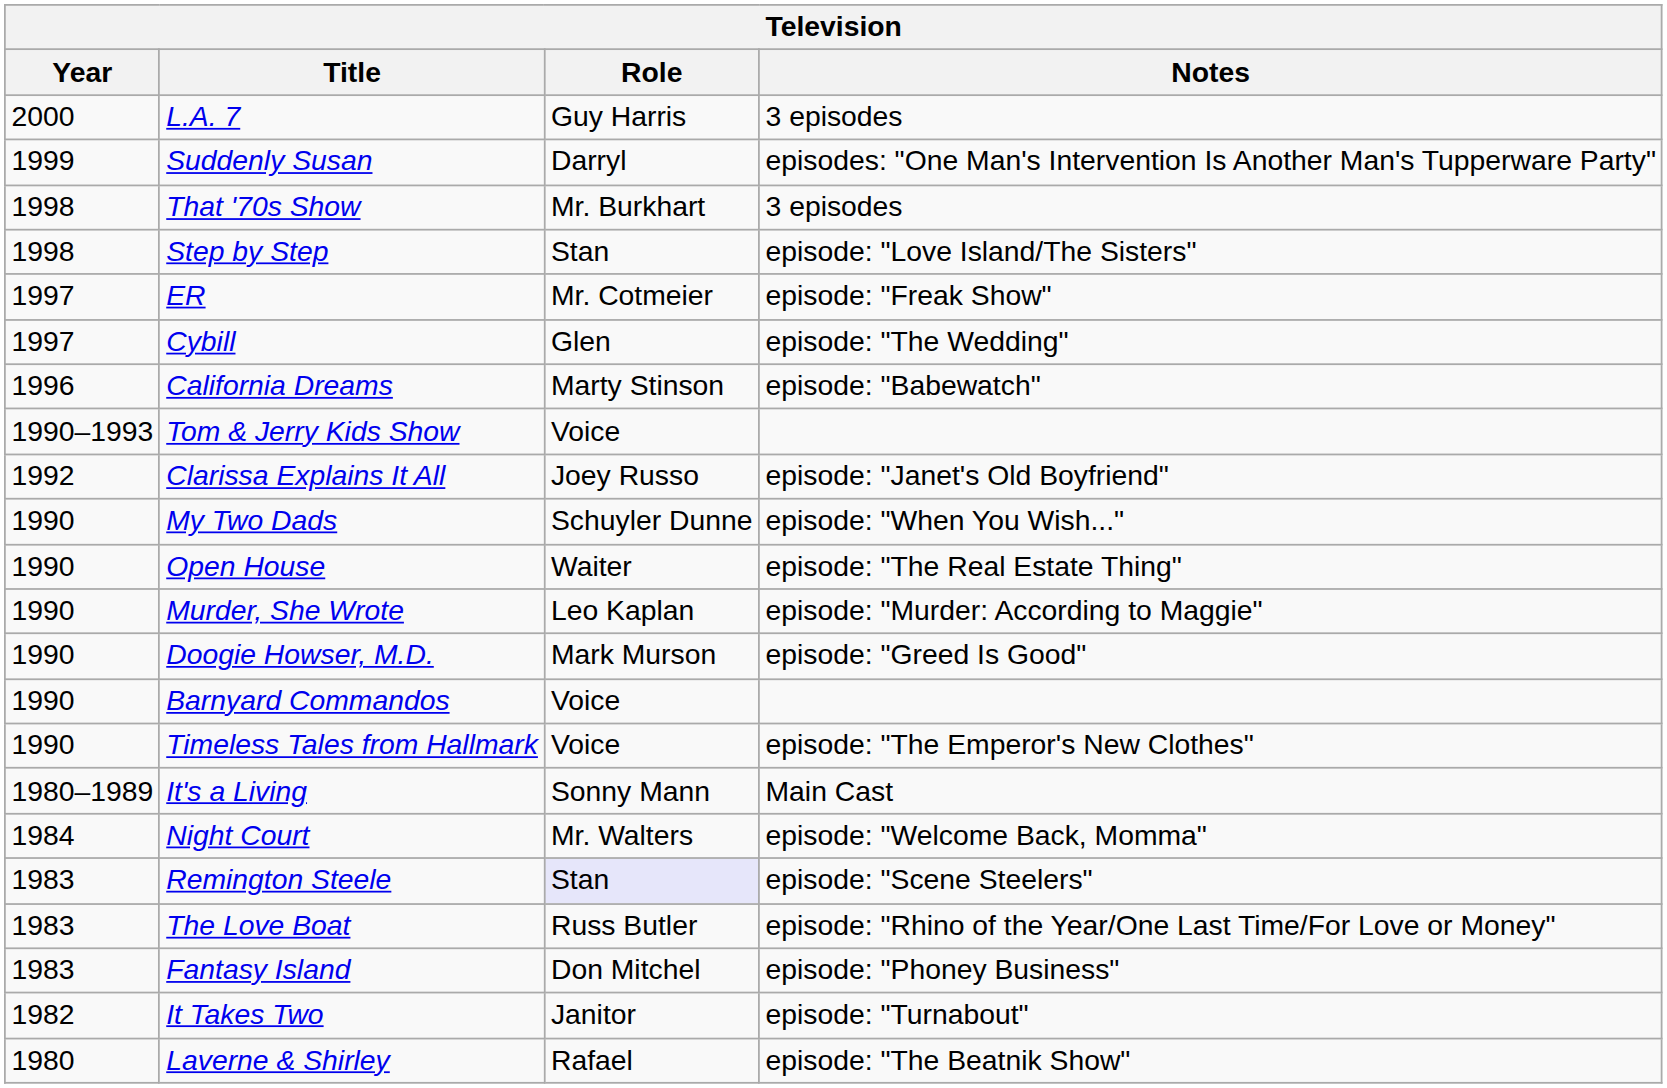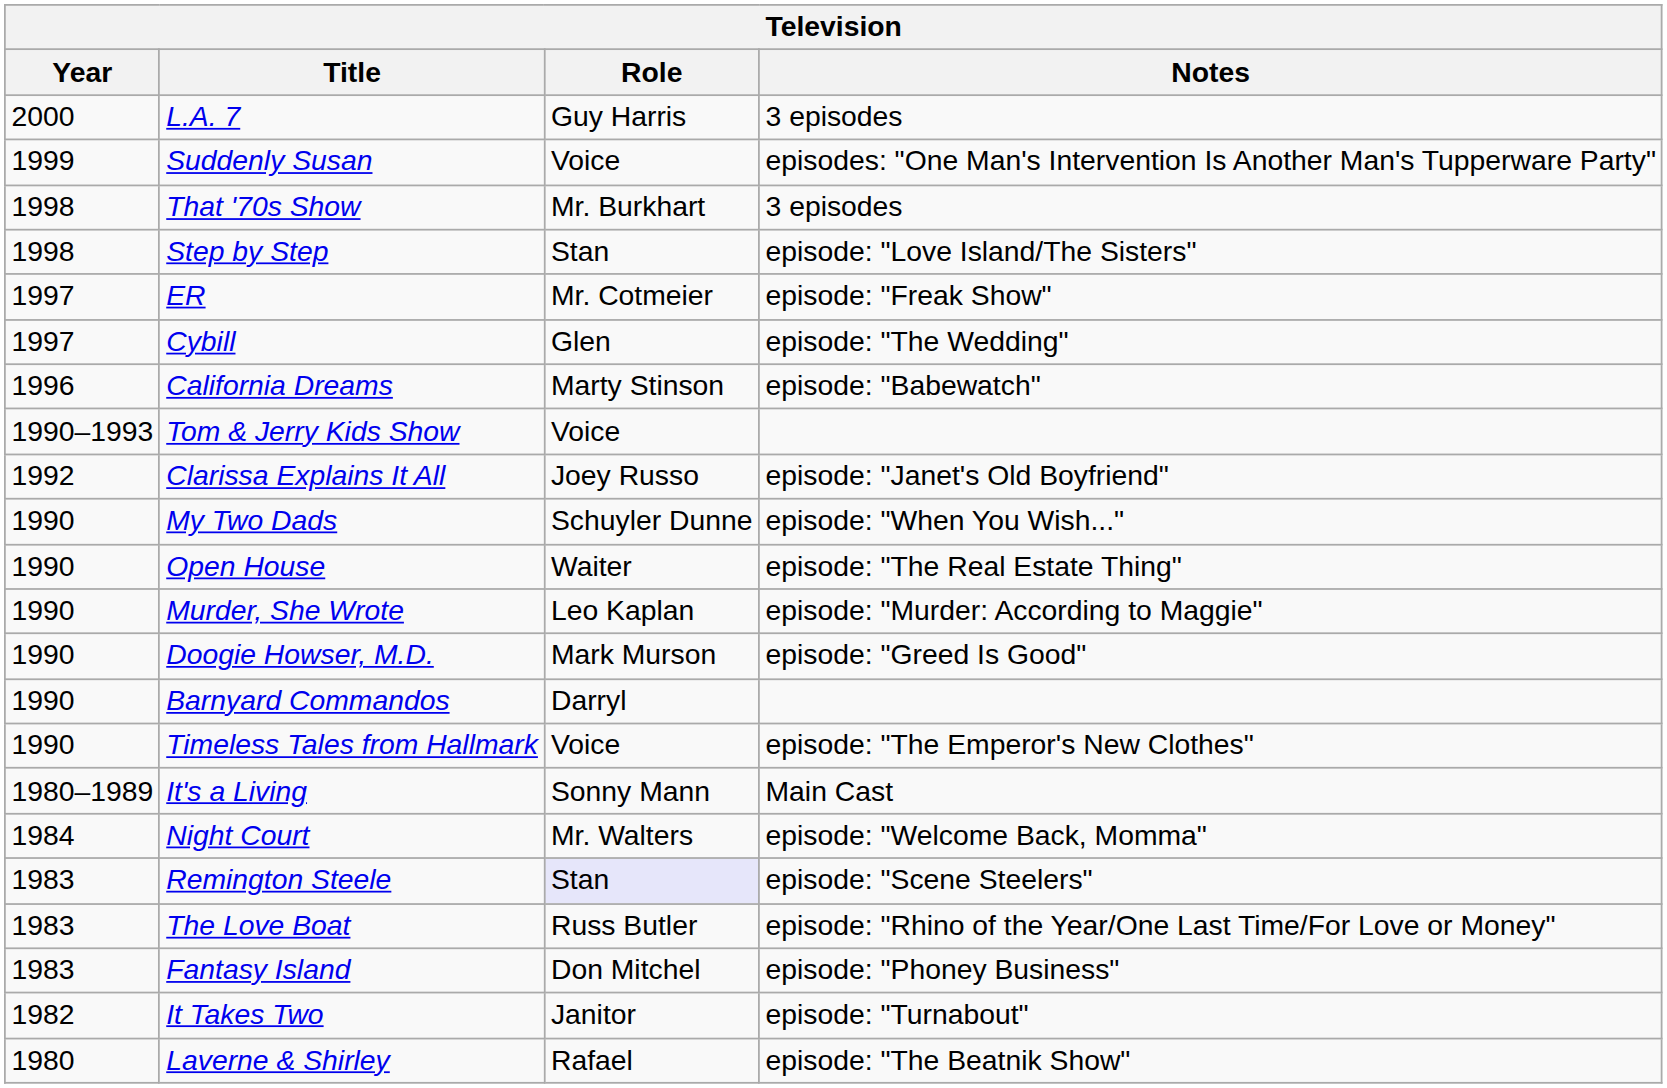(589, 161) Darryl -> (586, 161) Voice
(586, 700) Voice -> (589, 700) Darryl
